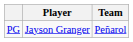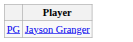- column: (110, 12)
